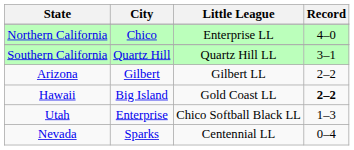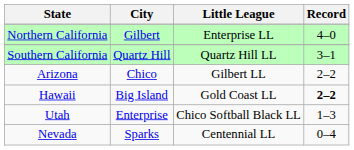(142, 34) Chico -> (142, 34) Gilbert
(142, 74) Gilbert -> (142, 74) Chico
